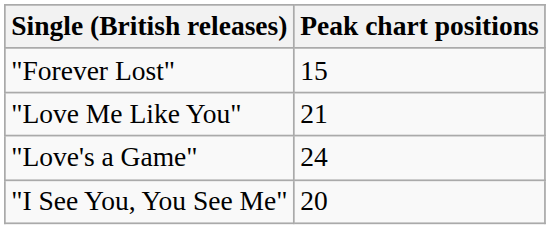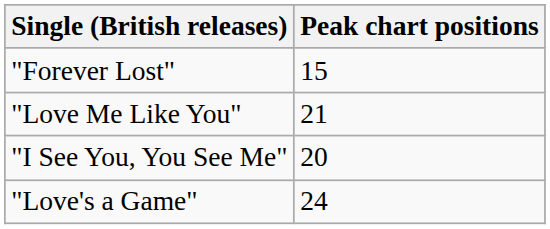rows swapped: (104, 157) <-> (149, 200)
